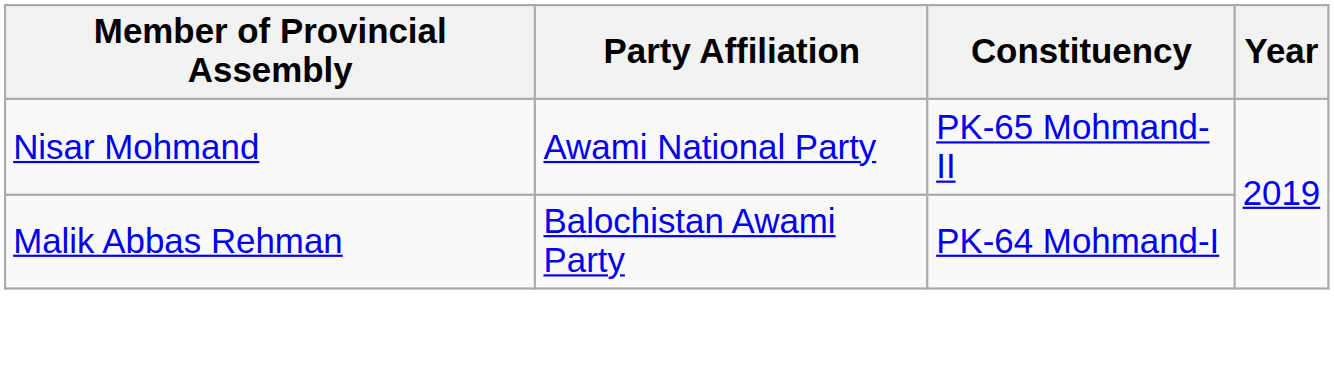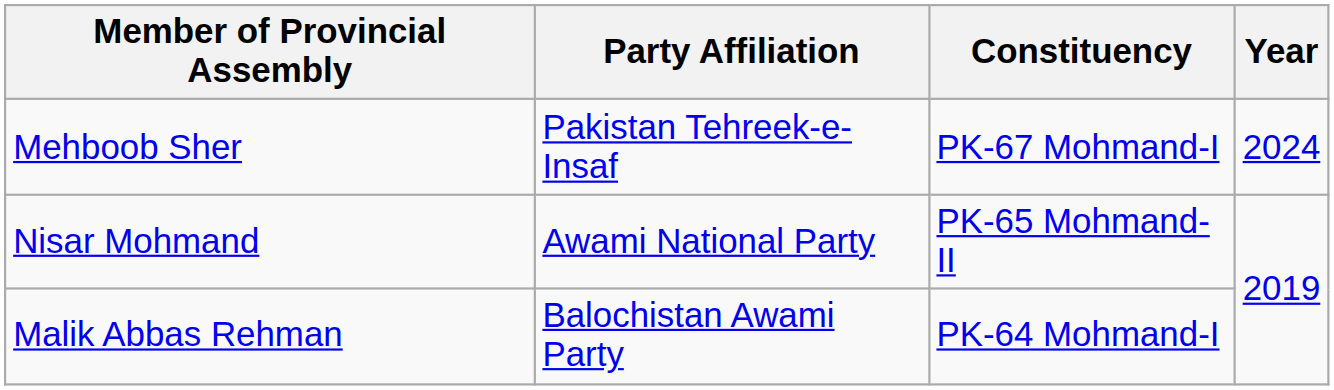+ row: (128, 146)
